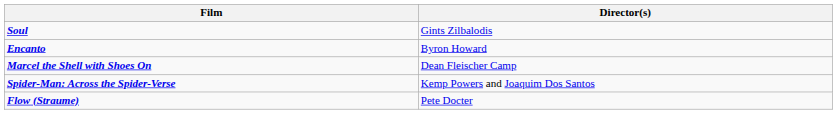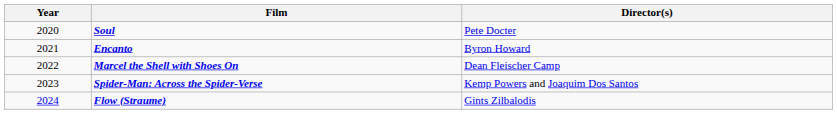+ column: (48, 13)
(457, 30) Gints Zilbalodis -> (490, 30) Pete Docter
(447, 100) Pete Docter -> (500, 100) Gints Zilbalodis
